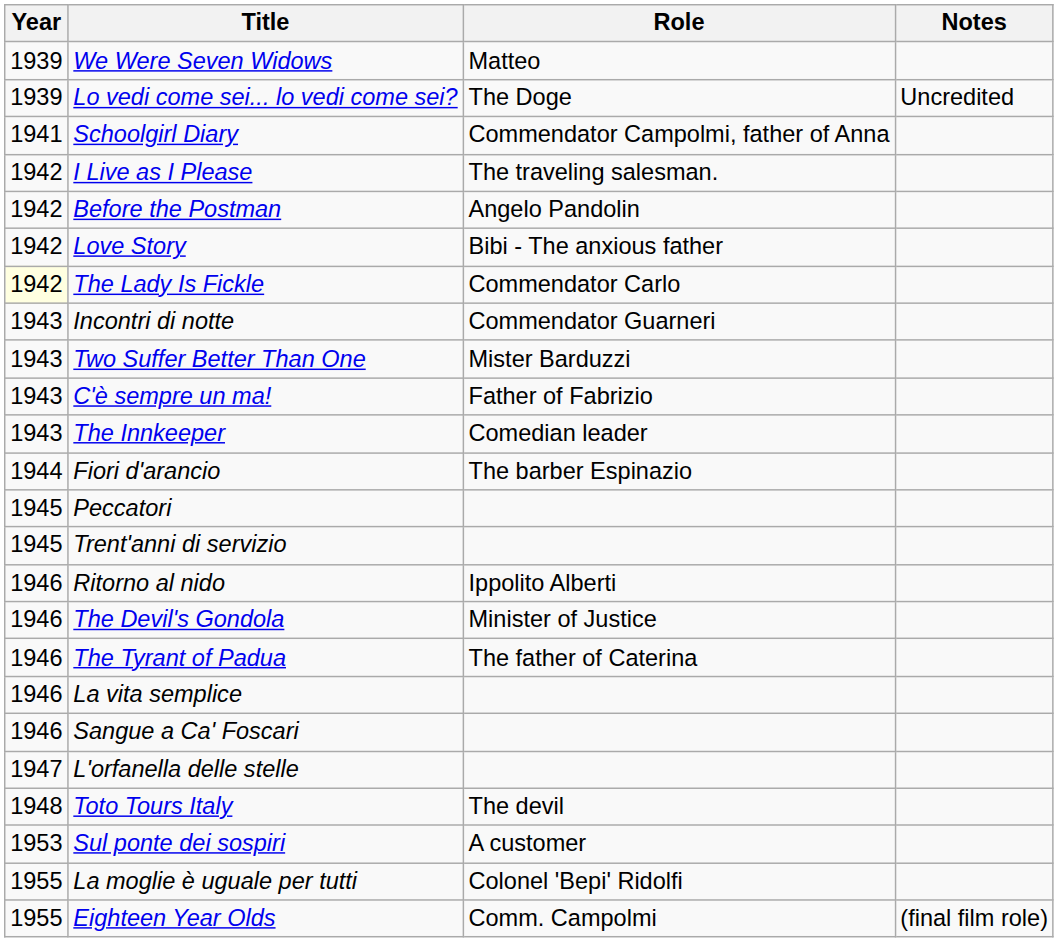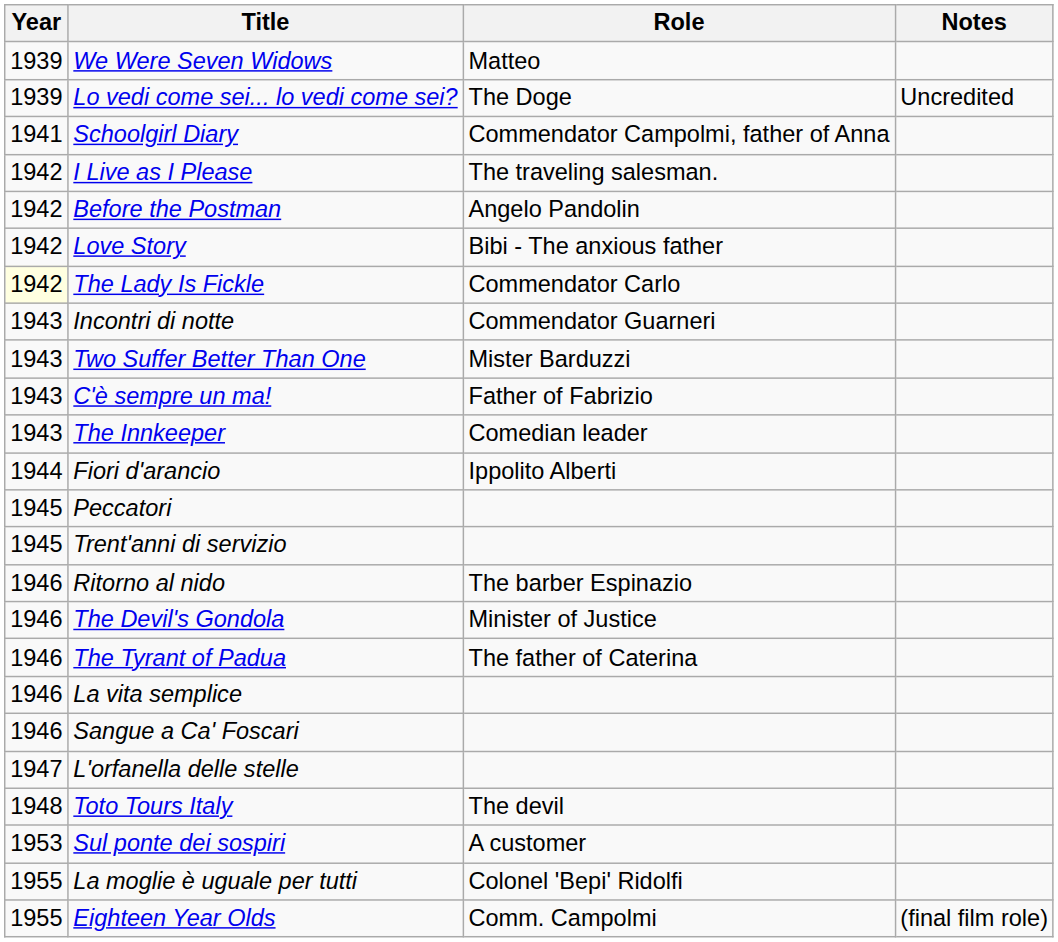(580, 470) The barber Espinazio -> (542, 470) Ippolito Alberti
(542, 582) Ippolito Alberti -> (580, 582) The barber Espinazio
